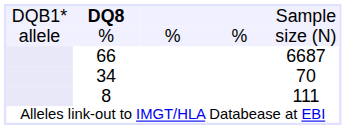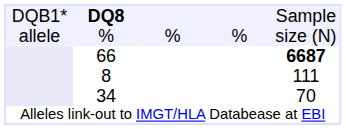(306, 56) normal -> (306, 56) bold
rows swapped: (106, 96) <-> (106, 76)
